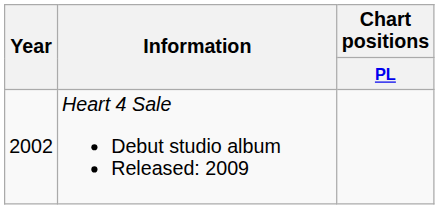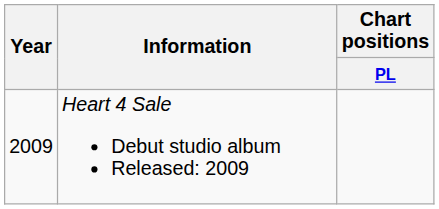(31, 146) 2002 -> (31, 146) 2009
